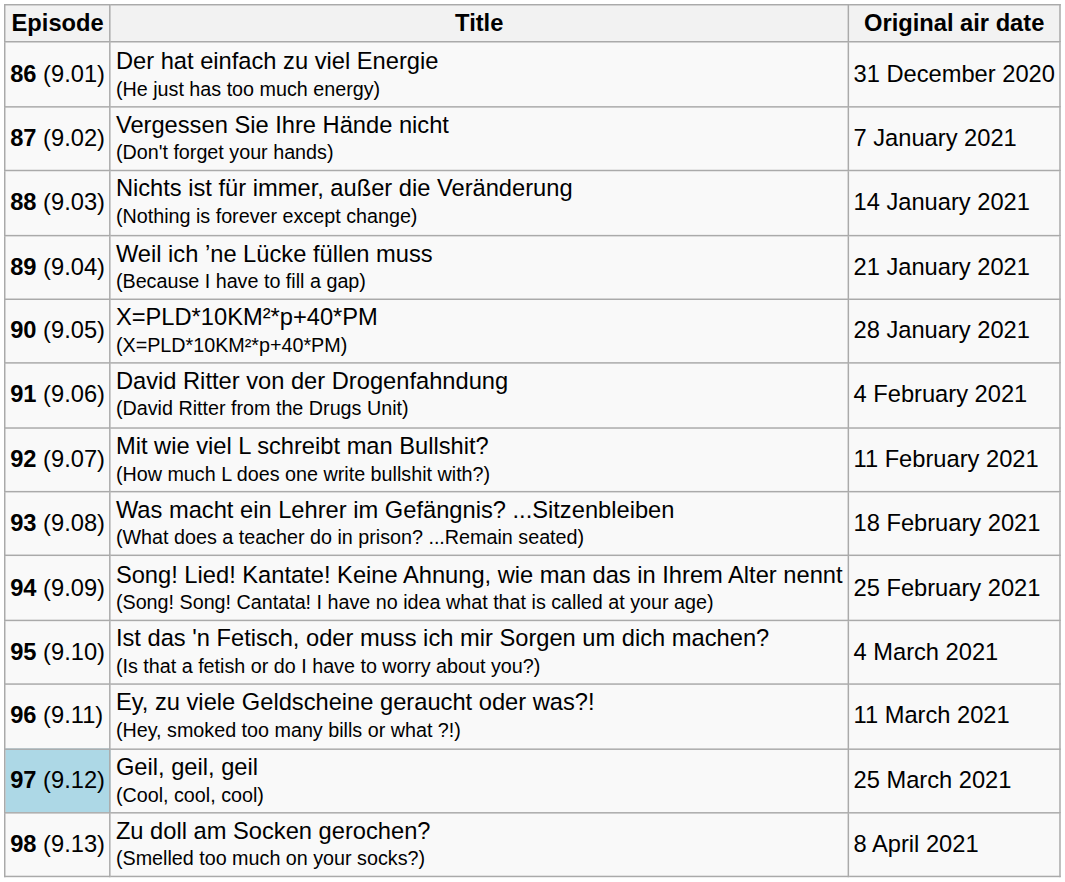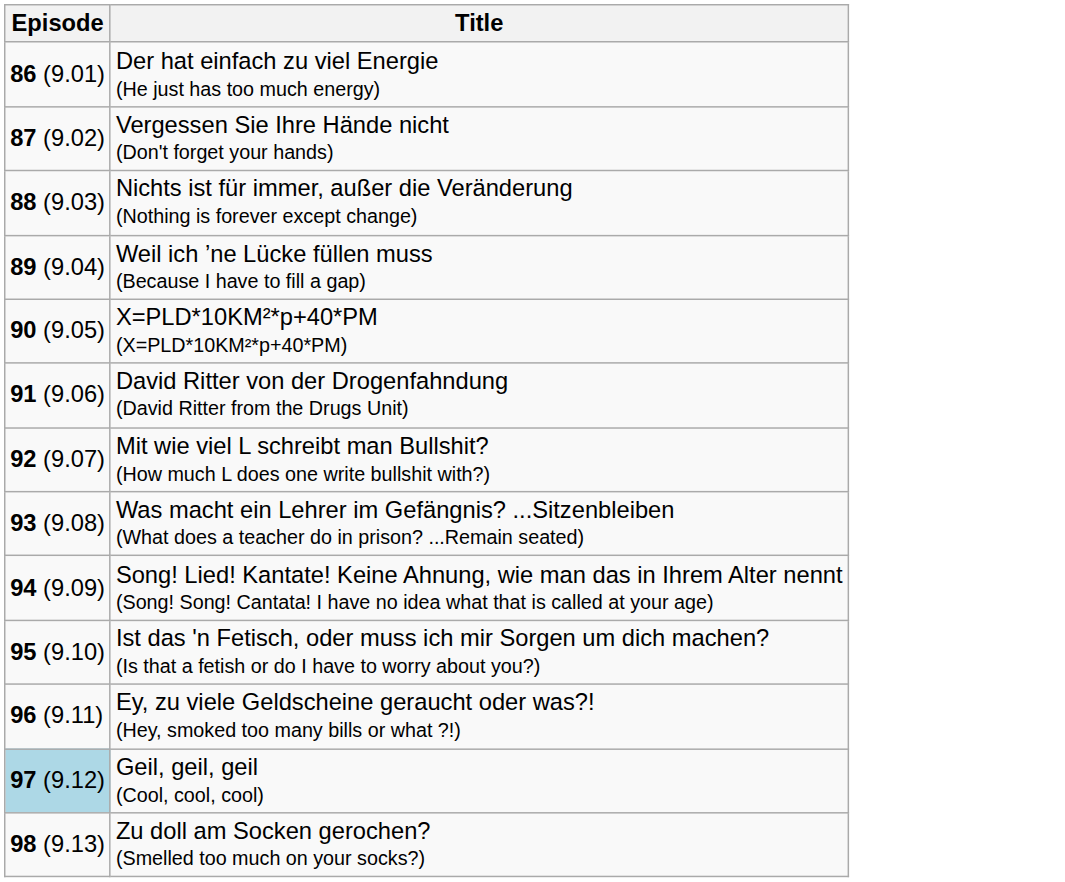- column: (954, 23)
